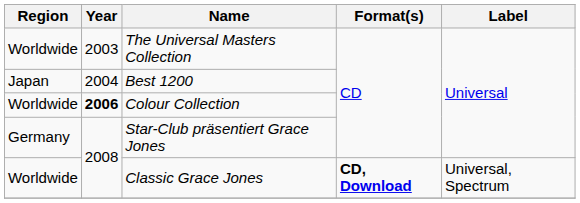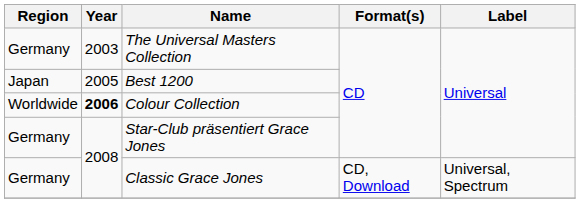(43, 48) Worldwide -> (39, 48) Germany
(102, 81) 2004 -> (102, 81) 2005
(43, 177) Worldwide -> (39, 177) Germany
(376, 177) bold -> (376, 177) normal
